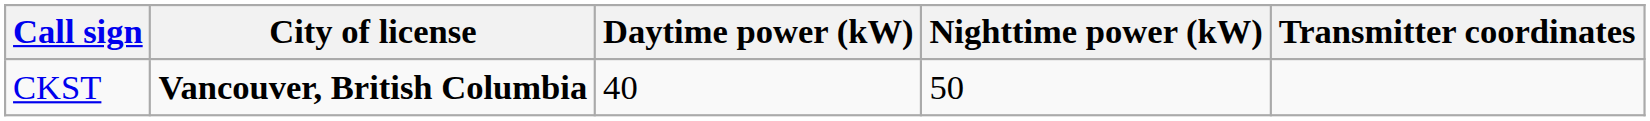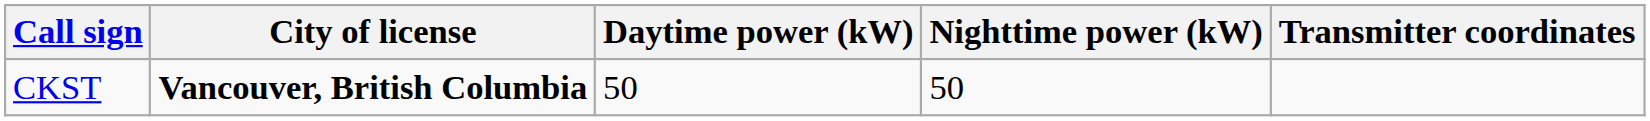(620, 86) 40 -> (620, 86) 50
